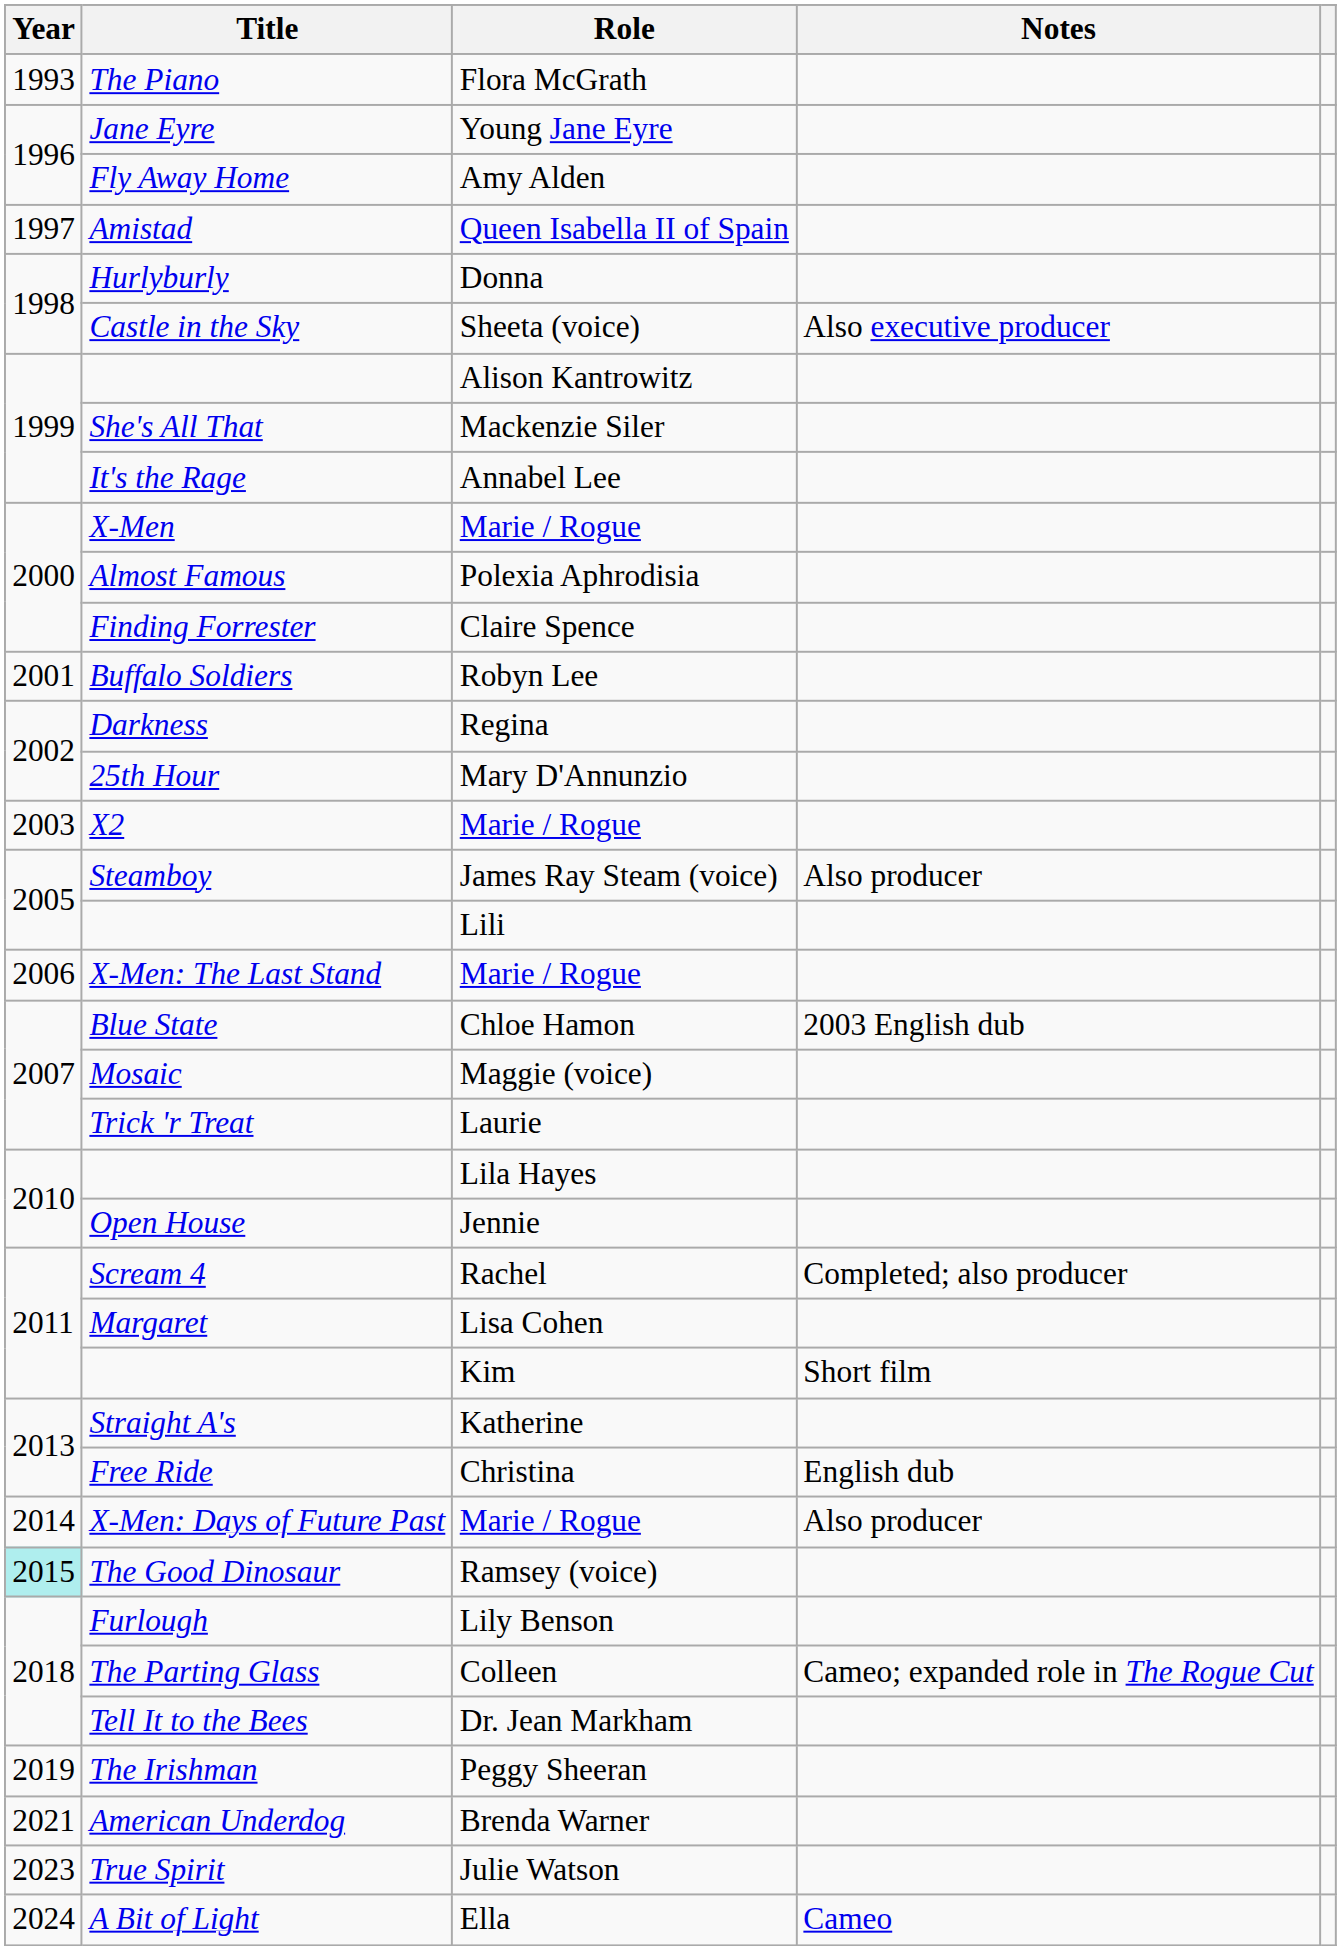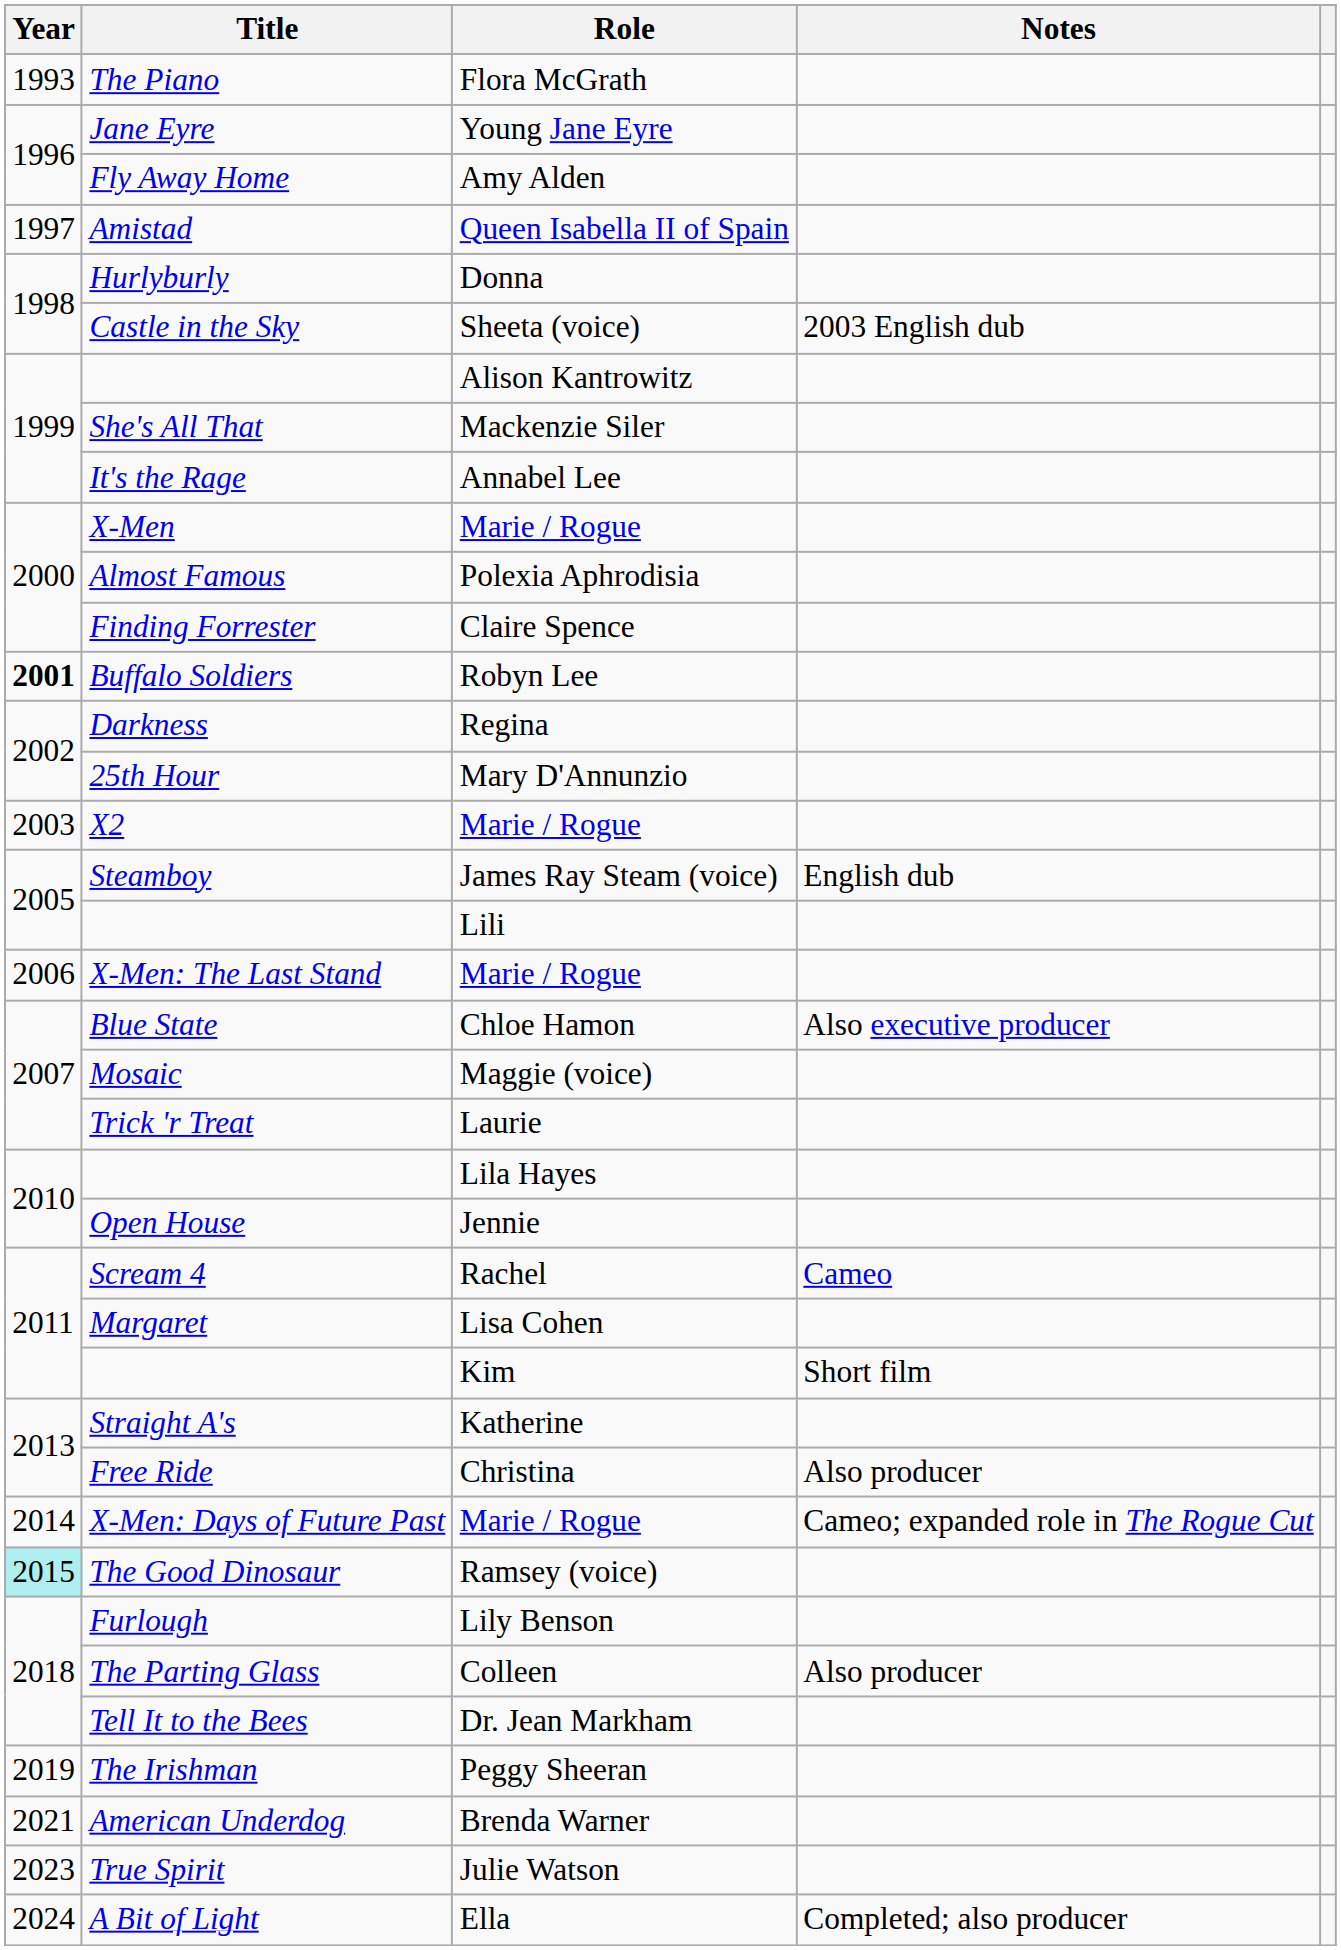(957, 327) Also executive producer -> (914, 327) 2003 English dub
(44, 675) normal -> (44, 675) bold
(893, 874) Also producer -> (879, 874) English dub
(914, 1024) 2003 English dub -> (957, 1024) Also executive producer
(965, 1272) Completed; also producer -> (848, 1272) Cameo
(879, 1471) English dub -> (893, 1471) Also producer
(893, 1521) Also producer -> (1059, 1521) Cameo; expanded role in The Rogue Cut
(1059, 1670) Cameo; expanded role in The Rogue Cut -> (893, 1670) Also producer
(848, 1919) Cameo -> (965, 1919) Completed; also producer
